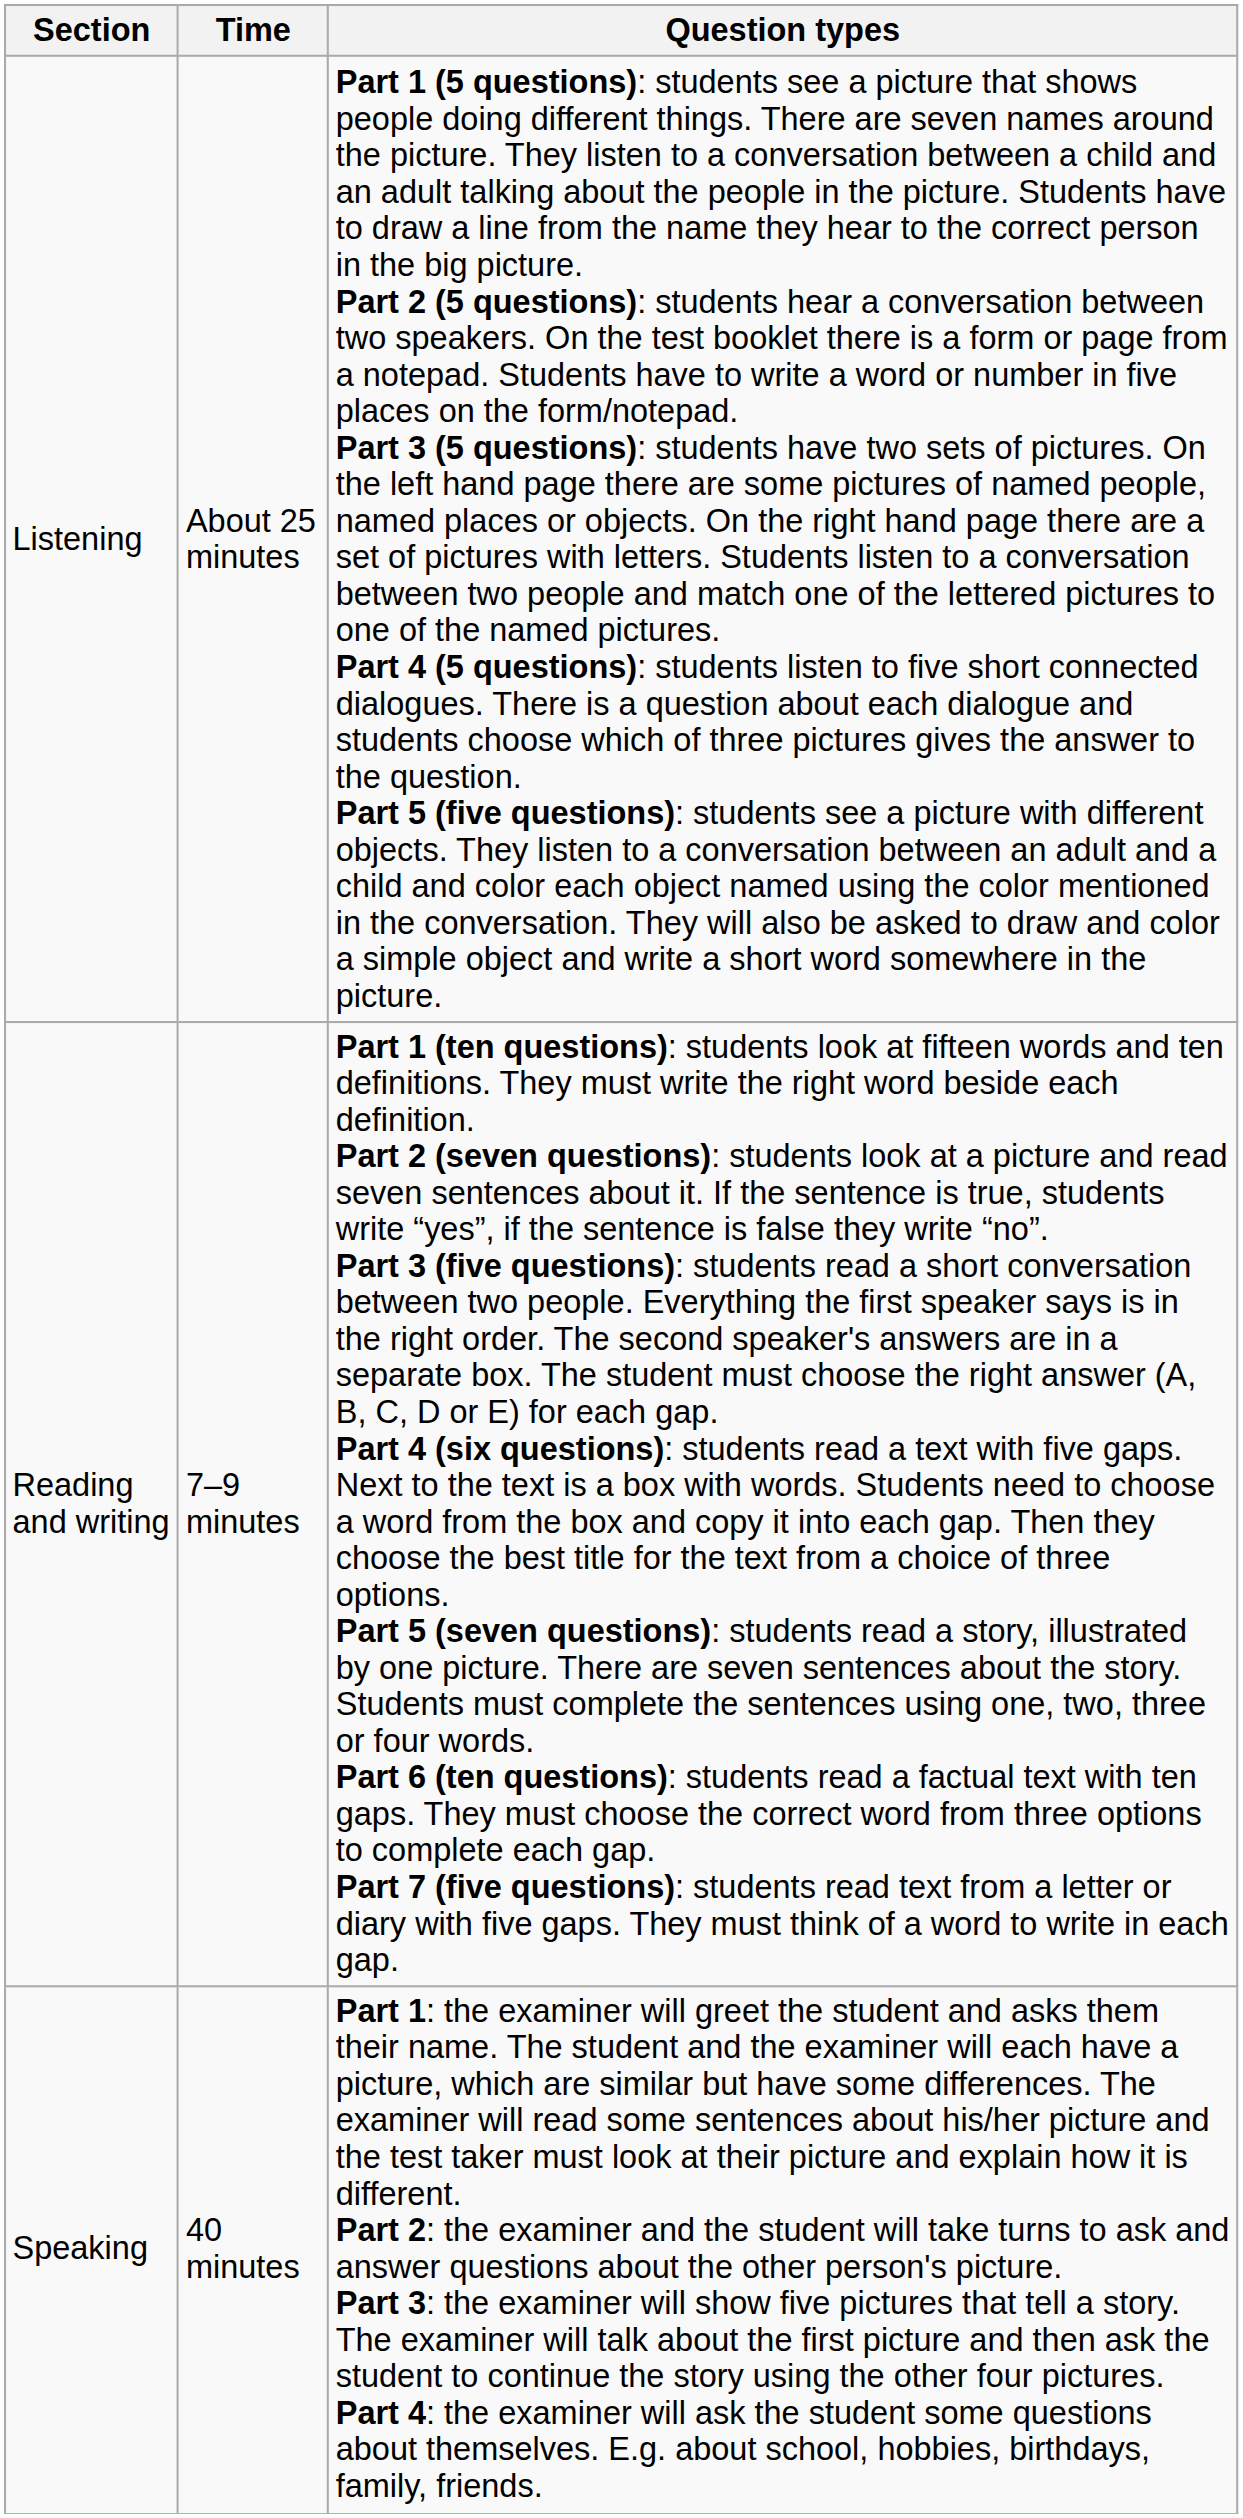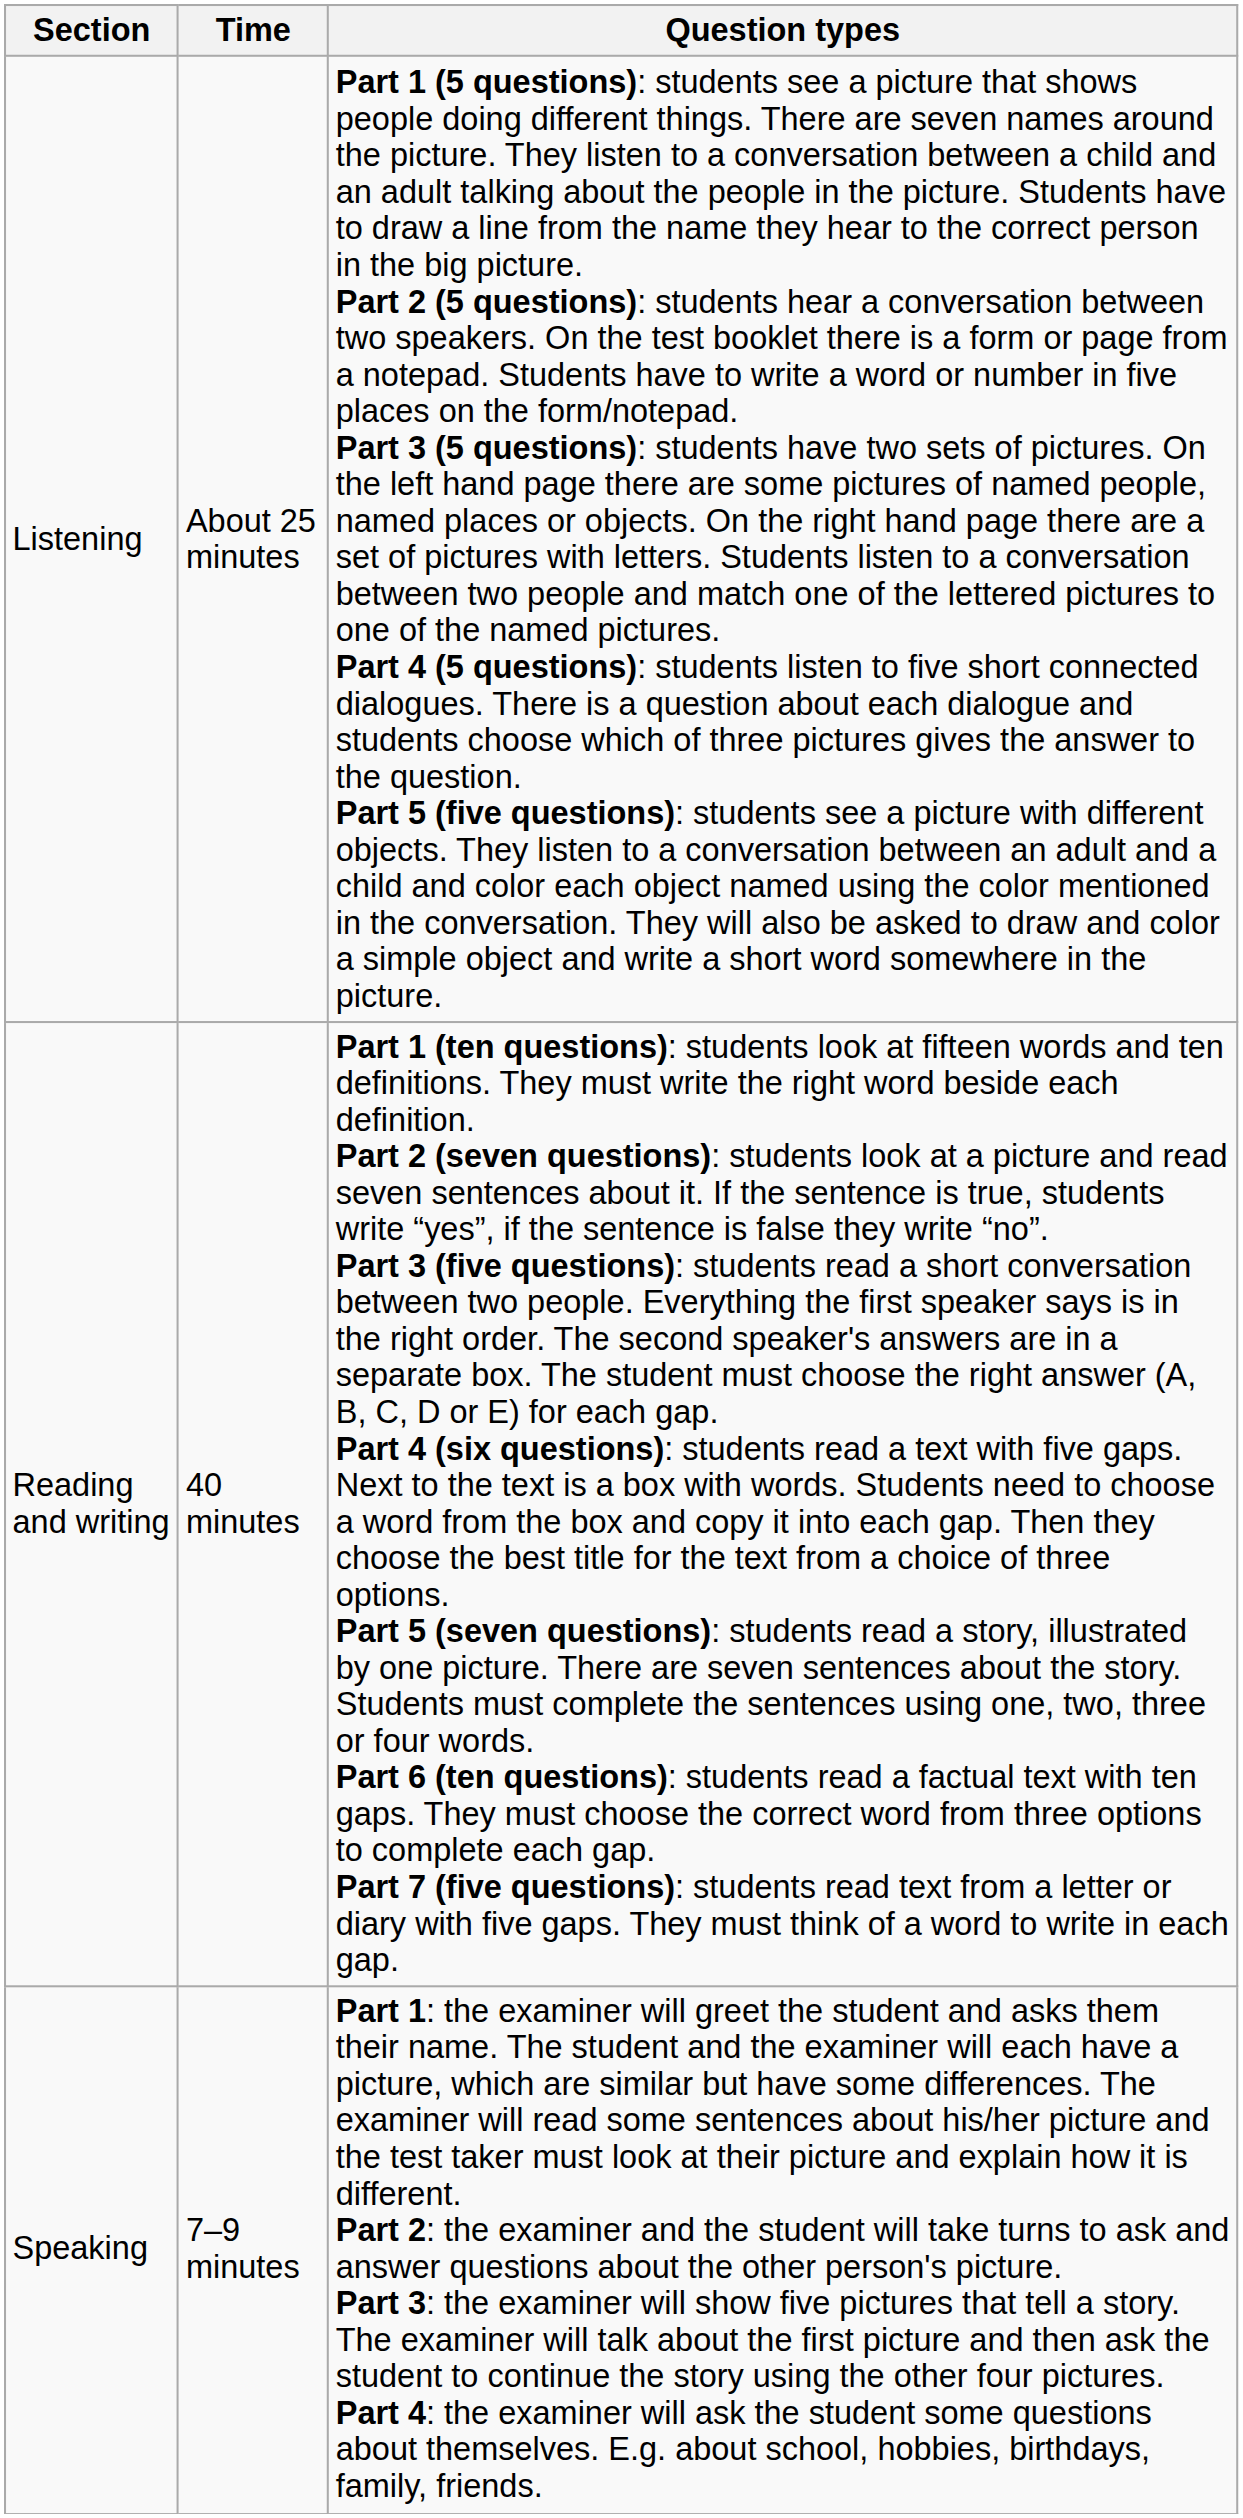(243, 1503) 7–9 minutes -> (243, 1503) 40 minutes
(243, 2249) 40 minutes -> (243, 2249) 7–9 minutes
